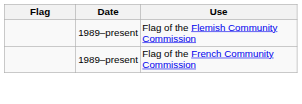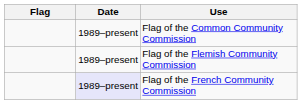+ row: (213, 33)
(108, 59) no background -> (108, 86) lavender background
